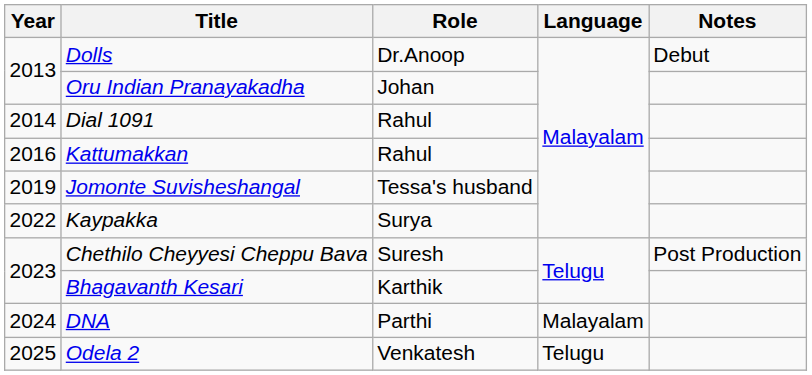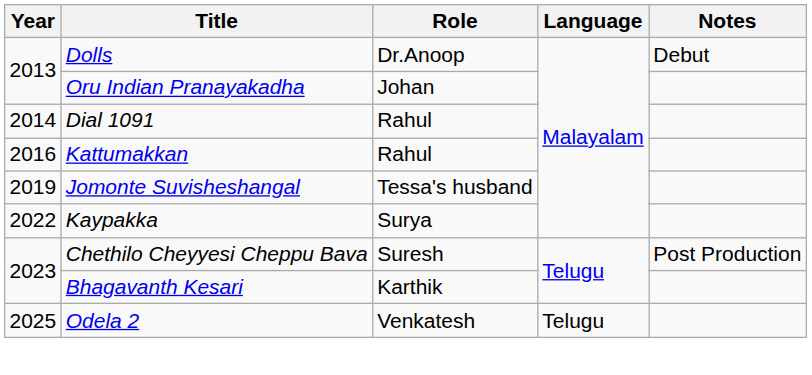- row: (88, 320)
